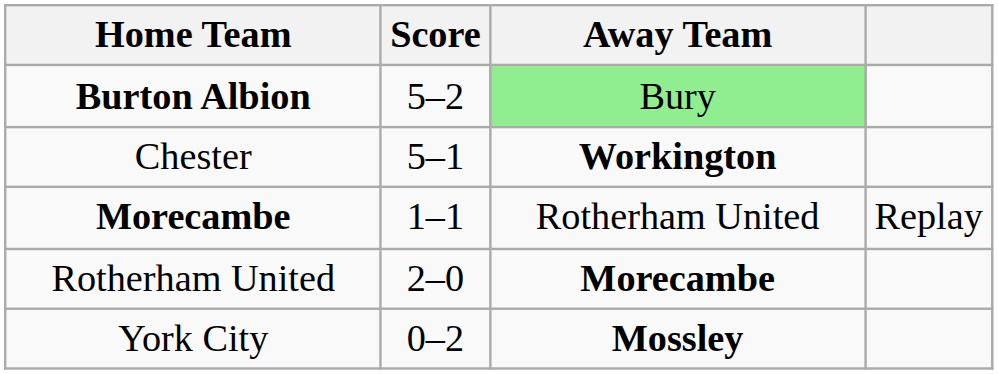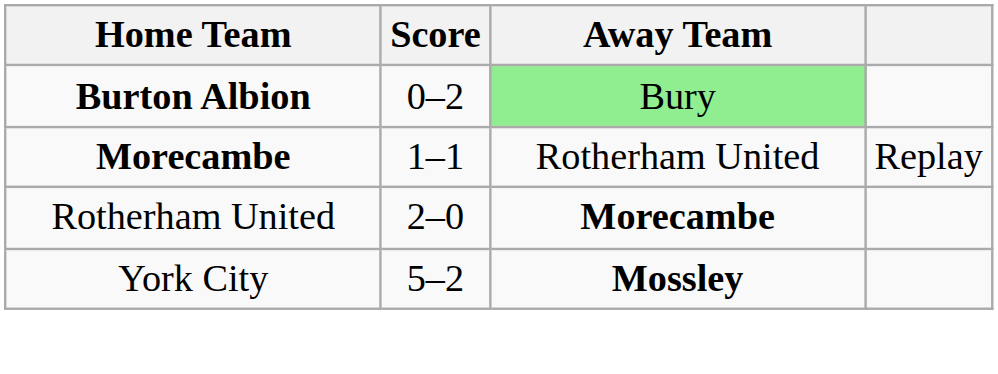(435, 95) 5–2 -> (435, 95) 0–2
- row: (193, 156)
(435, 338) 0–2 -> (435, 277) 5–2
